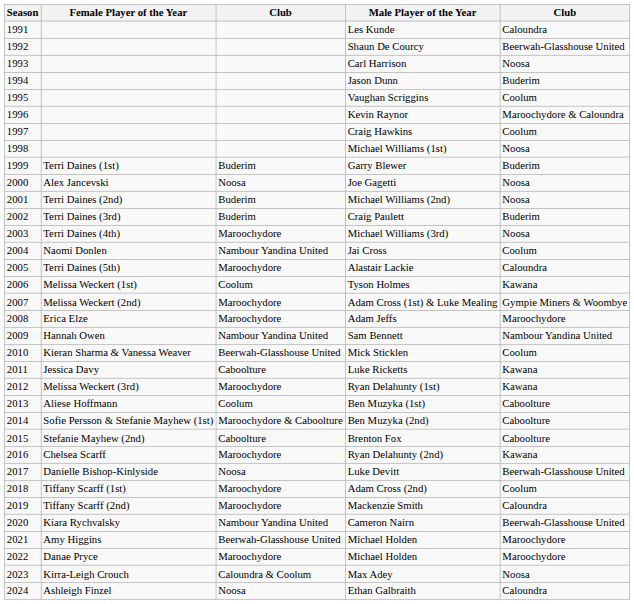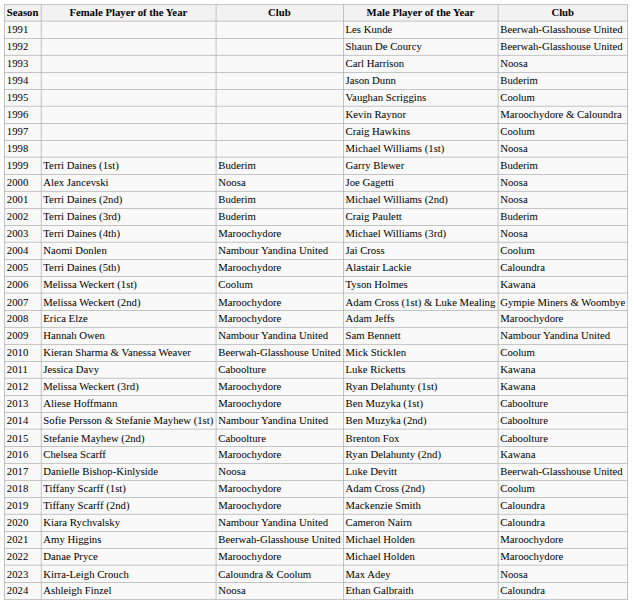(525, 30) Caloundra -> (561, 30) Beerwah-Glasshouse United
(236, 404) Coolum -> (250, 404) Maroochydore
(280, 421) Maroochydore & Caboolture -> (273, 421) Nambour Yandina United
(564, 523) Beerwah-Glasshouse United -> (523, 523) Caloundra
